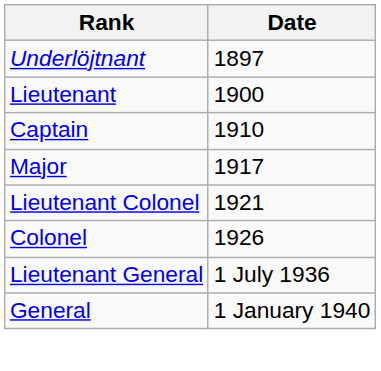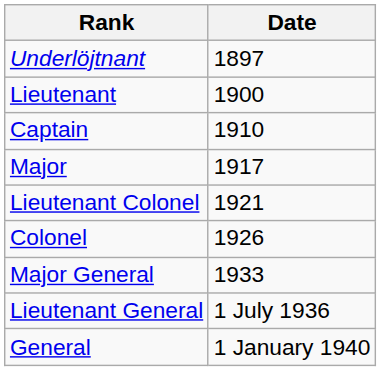+ row: (82, 274)
